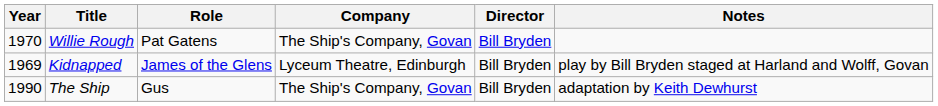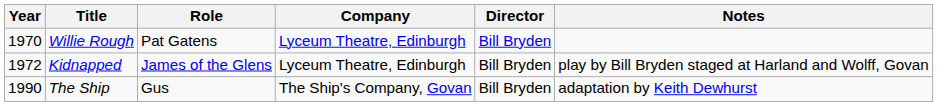(375, 40) The Ship's Company, Govan -> (372, 40) Lyceum Theatre, Edinburgh
(25, 64) 1969 -> (25, 64) 1972
